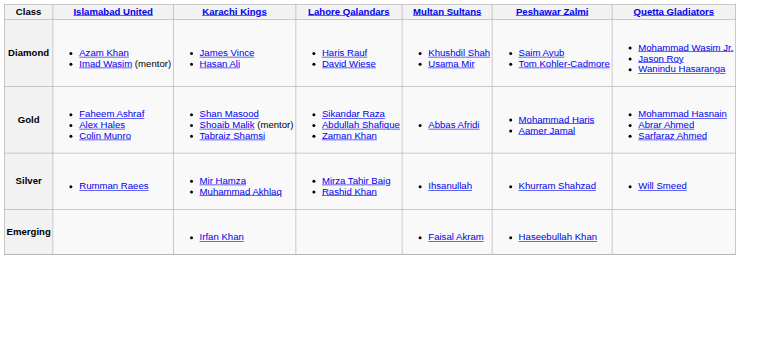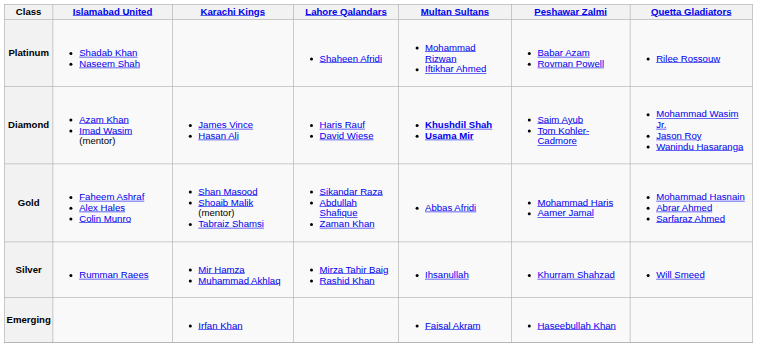+ row: (29, 53)
(447, 58) normal -> (455, 131) bold
